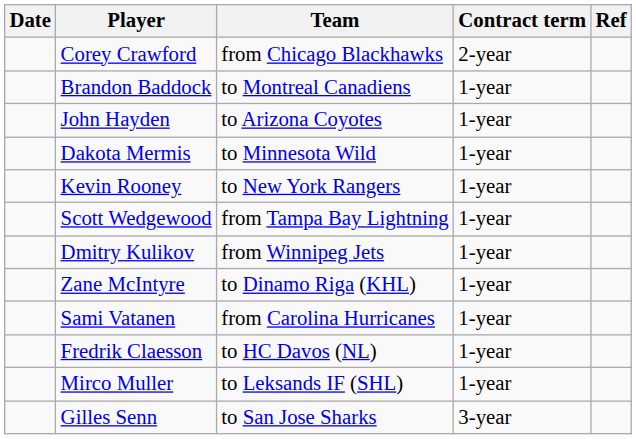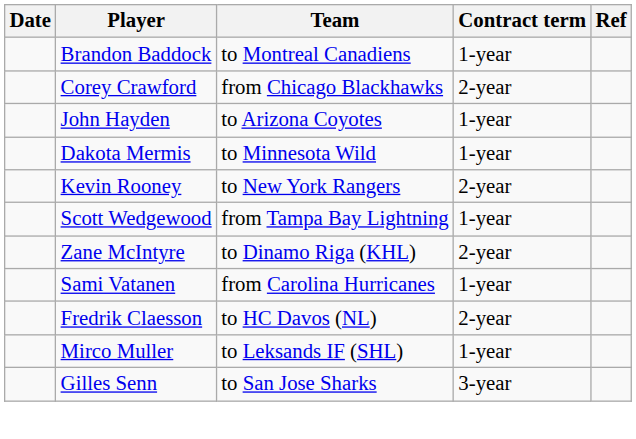rows swapped: (136, 86) <-> (128, 53)
(485, 185) 1-year -> (485, 185) 2-year
- row: (127, 251)
(485, 284) 1-year -> (485, 251) 2-year
(485, 350) 1-year -> (485, 317) 2-year
